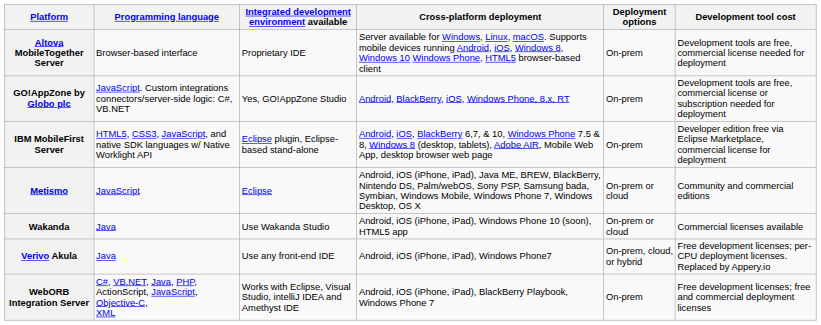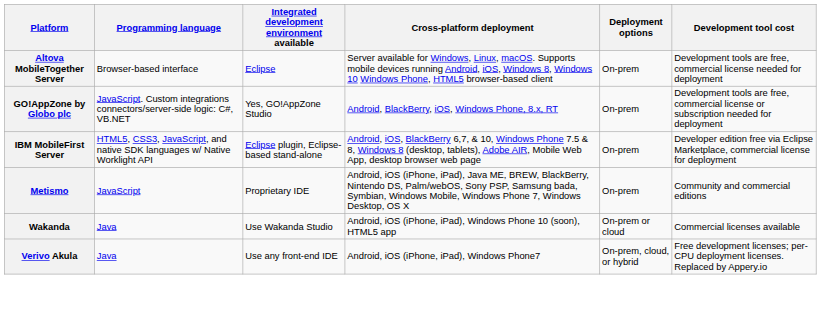(274, 53) Proprietary IDE -> (260, 68) Eclipse
(257, 191) Eclipse -> (277, 191) Proprietary IDE
(630, 191) On-prem or cloud -> (621, 191) On-prem
- row: (49, 298)
